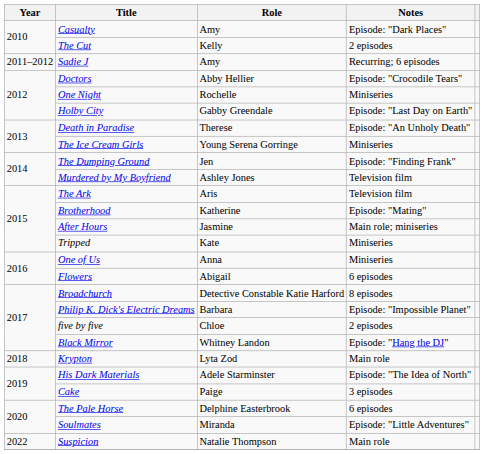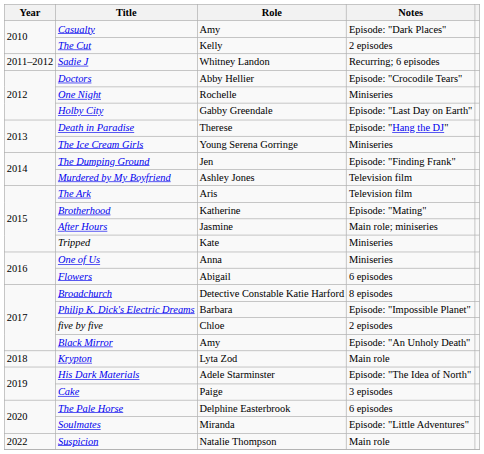(210, 62) Amy -> (235, 62) Whitney Landon
(410, 128) Episode: "An Unholy Death" -> (399, 128) Episode: "Hang the DJ"
(235, 342) Whitney Landon -> (210, 342) Amy
(399, 342) Episode: "Hang the DJ" -> (410, 342) Episode: "An Unholy Death"
